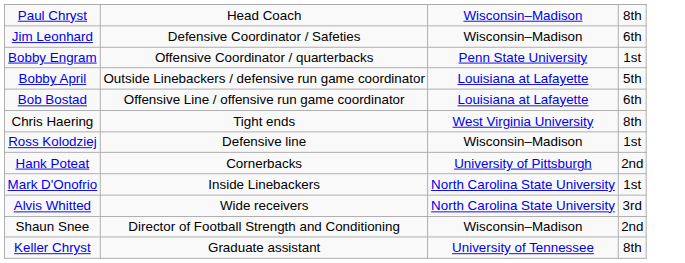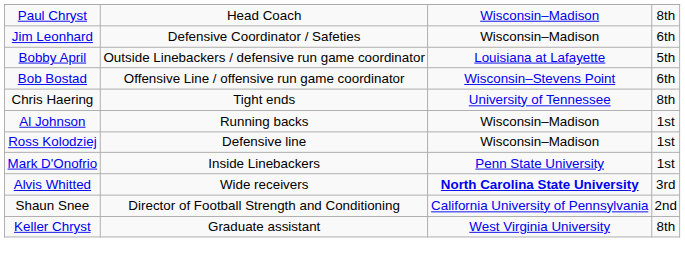- row: (52, 58)
(523, 100) Louisiana at Lafayette -> (540, 79) Wisconsin–Stevens Point
(523, 121) West Virginia University -> (540, 100) University of Tennessee
+ row: (52, 121)
- row: (52, 164)
(523, 185) North Carolina State University -> (540, 164) Penn State University
(523, 206) normal -> (540, 185) bold
(523, 227) Wisconsin–Madison -> (540, 206) California University of Pennsylvania
(523, 248) University of Tennessee -> (540, 227) West Virginia University
